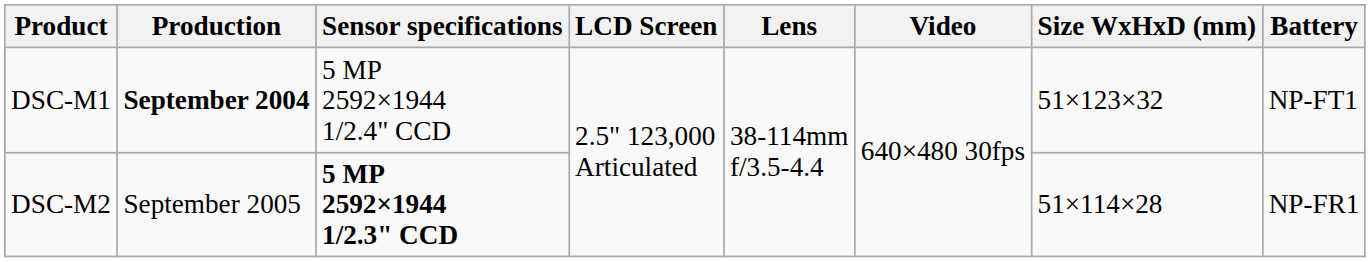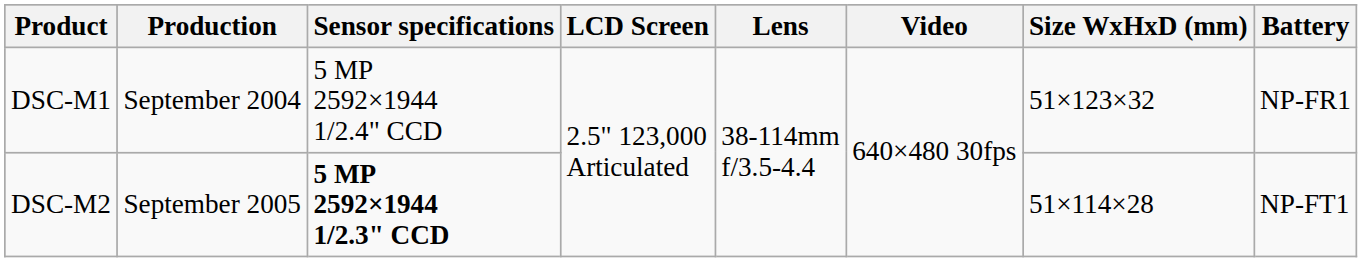(216, 99) bold -> (212, 99) normal
(1313, 99) NP-FT1 -> (1305, 99) NP-FR1
(1314, 204) NP-FR1 -> (1305, 204) NP-FT1
